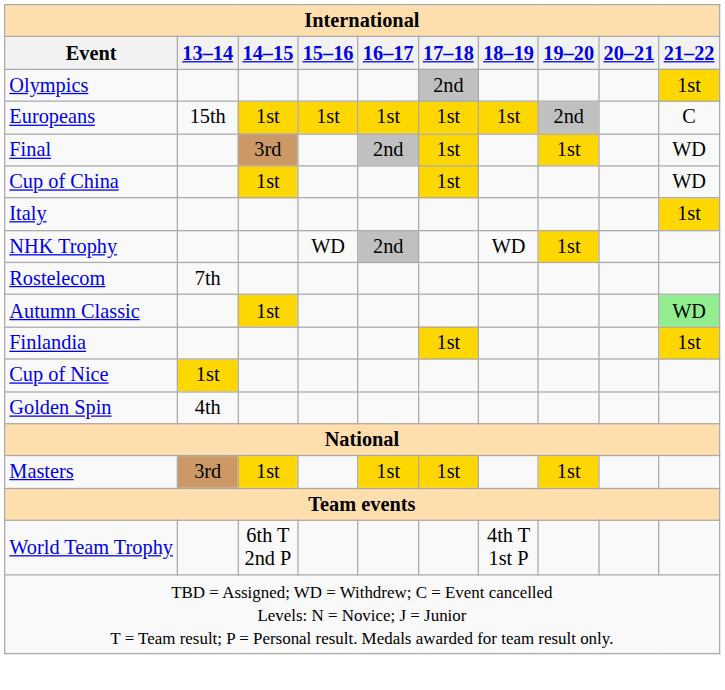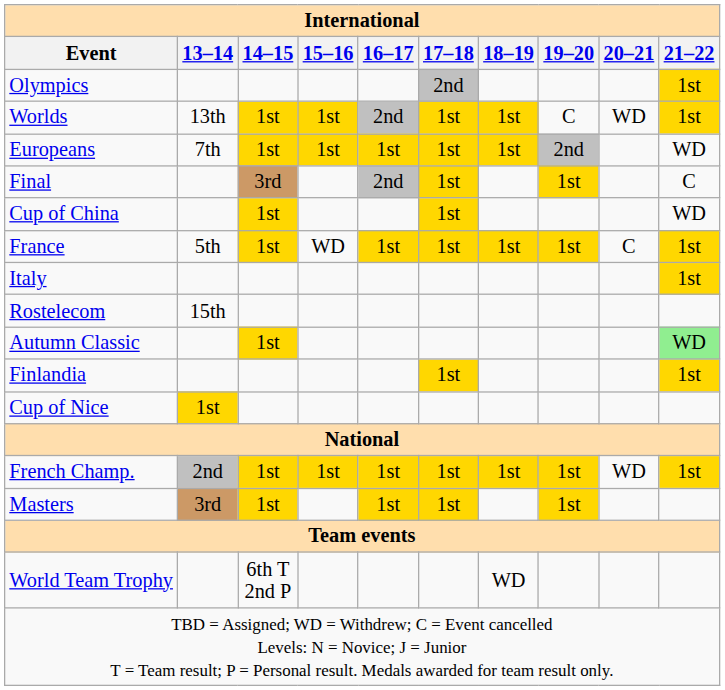+ row: (38, 117)
(208, 117) 15th -> (208, 149) 7th
(689, 117) C -> (689, 149) WD
(689, 149) WD -> (689, 181) C
+ row: (37, 246)
- row: (63, 246)
(208, 278) 7th -> (208, 310) 15th
- row: (60, 407)
+ row: (72, 471)
(509, 547) 4th T 1st P -> (509, 579) WD
